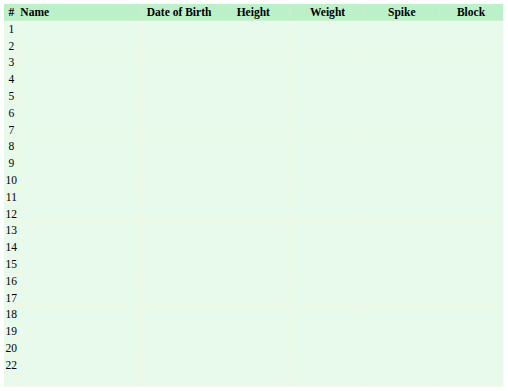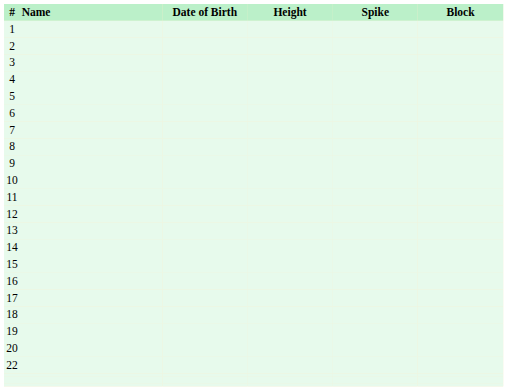- column: (328, 12)
